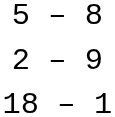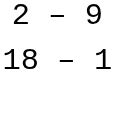- row: (57, 16)
